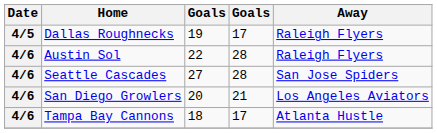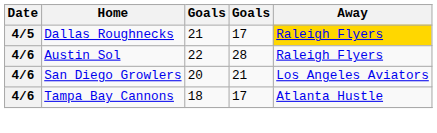(195, 36) 19 -> (195, 36) 21
(330, 36) no background -> (330, 36) gold background
- row: (105, 77)
